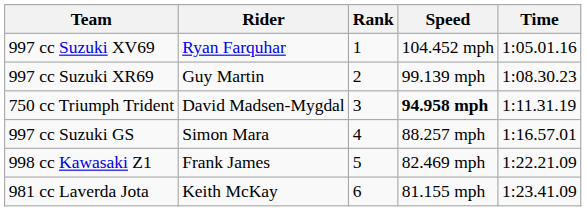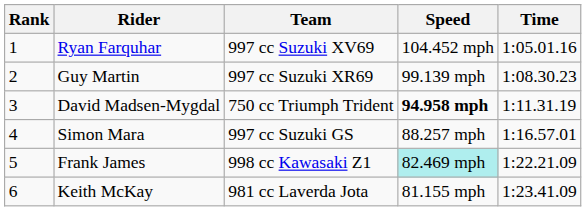columns swapped: (373, 19) <-> (91, 19)
(444, 163) no background -> (444, 163) paleturquoise background
